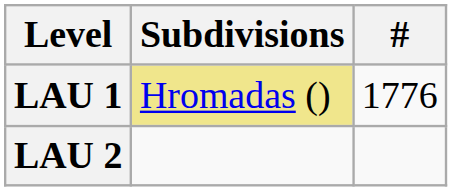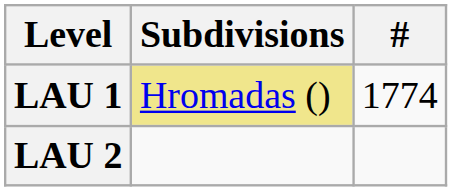(400, 94) 1776 -> (400, 94) 1774
